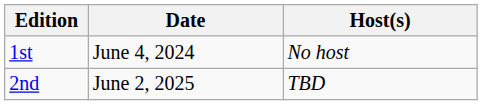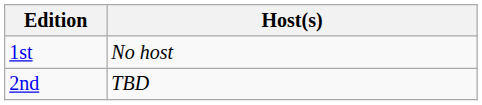- column: (185, 20)
